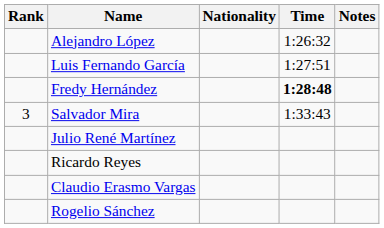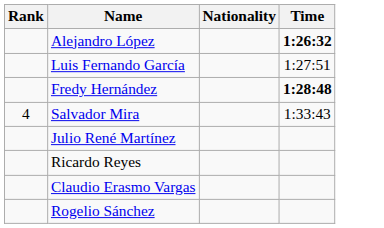- column: (357, 16)
(307, 41) normal -> (307, 41) bold
(26, 114) 3 -> (26, 114) 4
